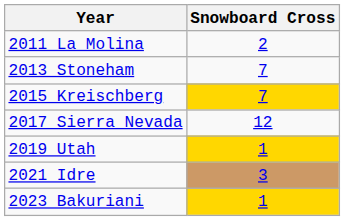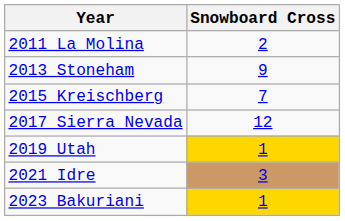(263, 70) 7 -> (263, 70) 9
(263, 97) gold background -> (263, 97) no background
